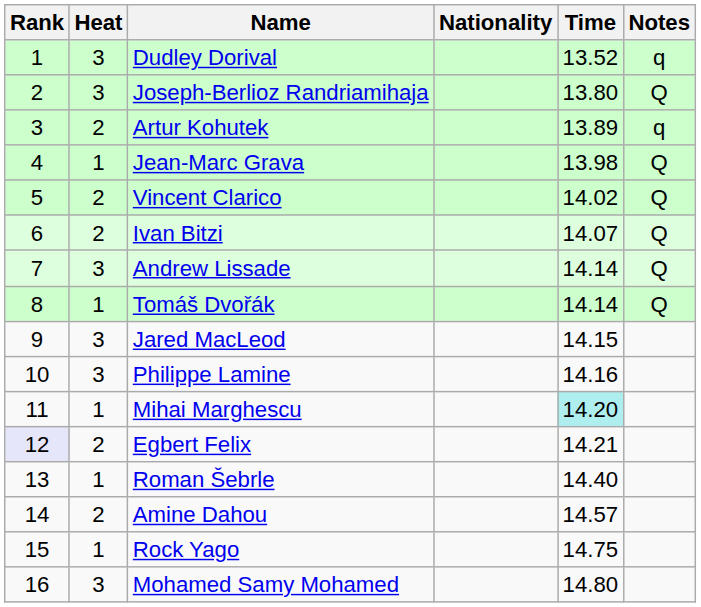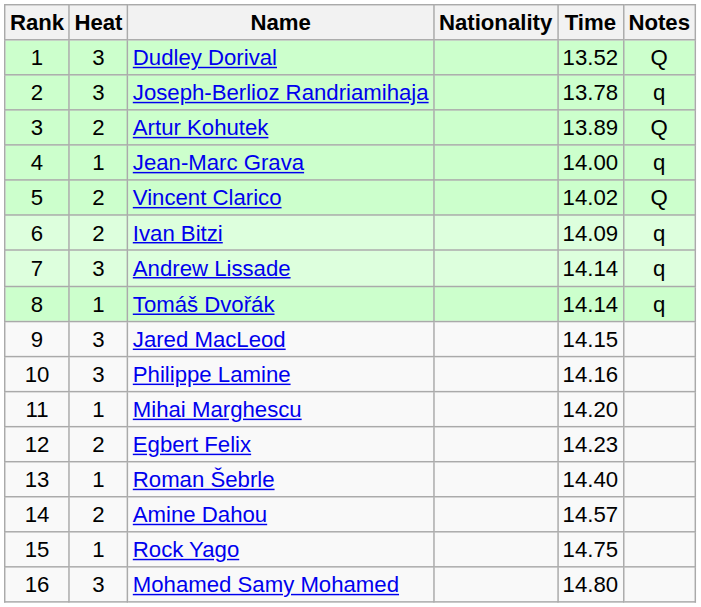(659, 58) q -> (659, 58) Q
(590, 93) 13.80 -> (590, 93) 13.78
(659, 93) Q -> (659, 93) q
(659, 128) q -> (659, 128) Q
(590, 163) 13.98 -> (590, 163) 14.00
(659, 163) Q -> (659, 163) q
(590, 233) 14.07 -> (590, 233) 14.09
(659, 233) Q -> (659, 233) q
(659, 268) Q -> (659, 268) q
(659, 304) Q -> (659, 304) q
(590, 409) paleturquoise background -> (590, 409) no background
(37, 444) lavender background -> (37, 444) no background
(590, 444) 14.21 -> (590, 444) 14.23
